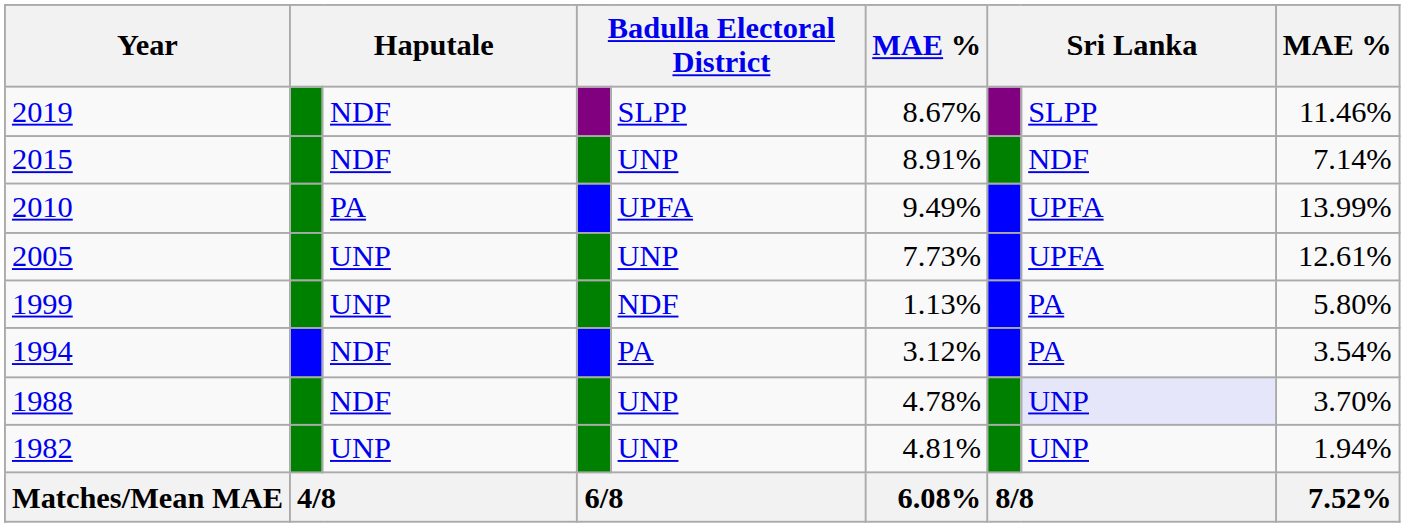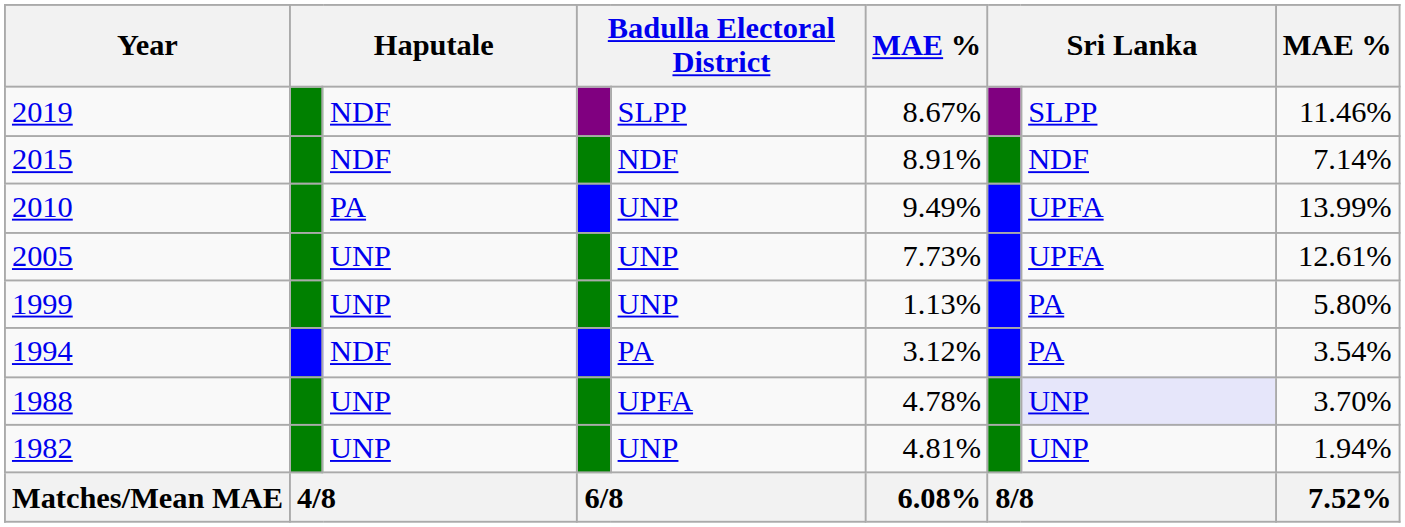(648, 159) UNP -> (648, 159) NDF
(655, 207) UPFA -> (648, 207) UNP
(648, 303) NDF -> (648, 303) UNP
(360, 400) NDF -> (360, 400) UNP
(648, 400) UNP -> (655, 400) UPFA
